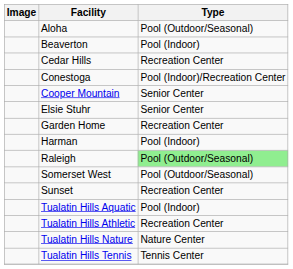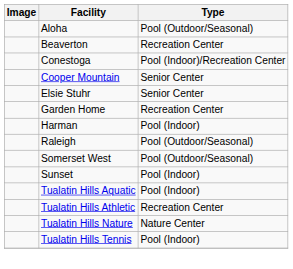(170, 45) Pool (Indoor) -> (182, 45) Recreation Center
- row: (66, 61)
(197, 158) lightgreen background -> (197, 142) no background
(182, 191) Recreation Center -> (170, 175) Pool (Indoor)
(172, 256) Tennis Center -> (170, 239) Pool (Indoor)
